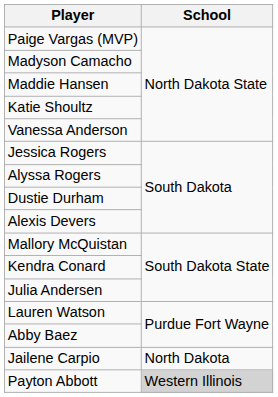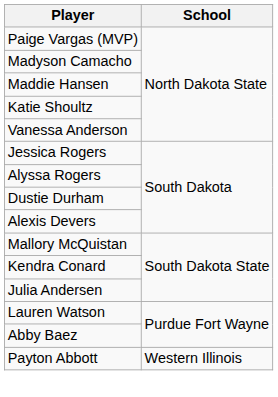- row: (54, 358)
(193, 381) lightgrey background -> (193, 358) no background
